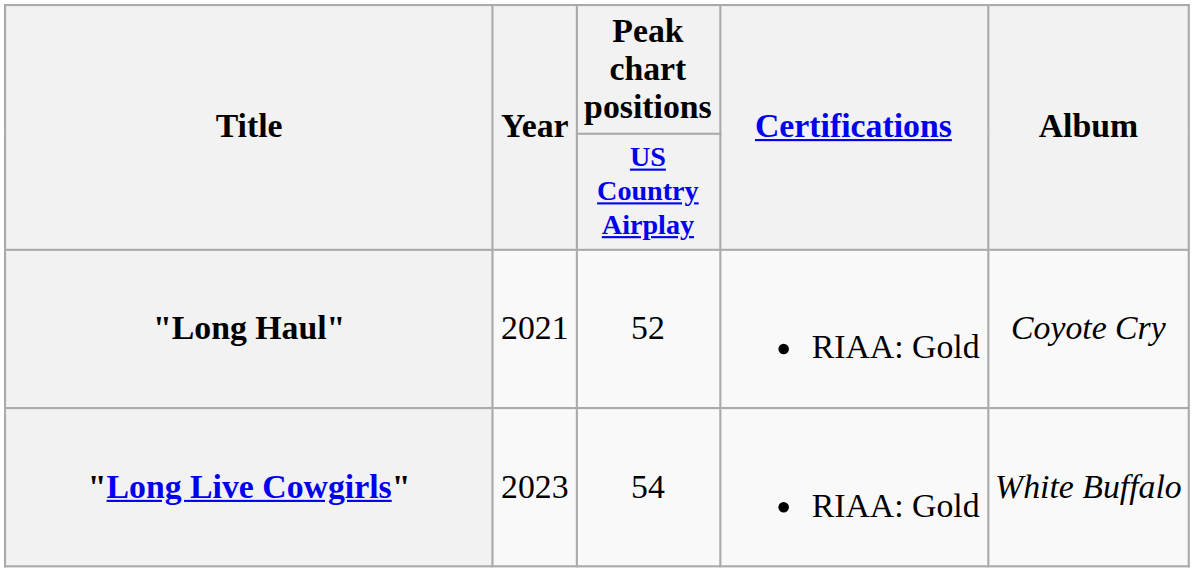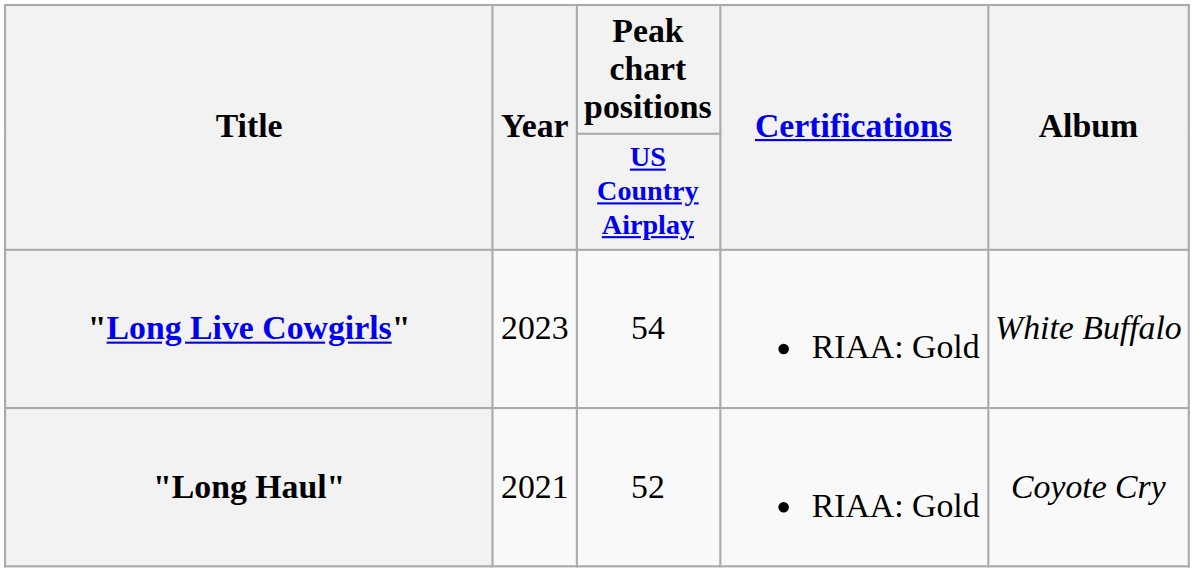rows swapped: (249, 328) <-> (249, 487)
